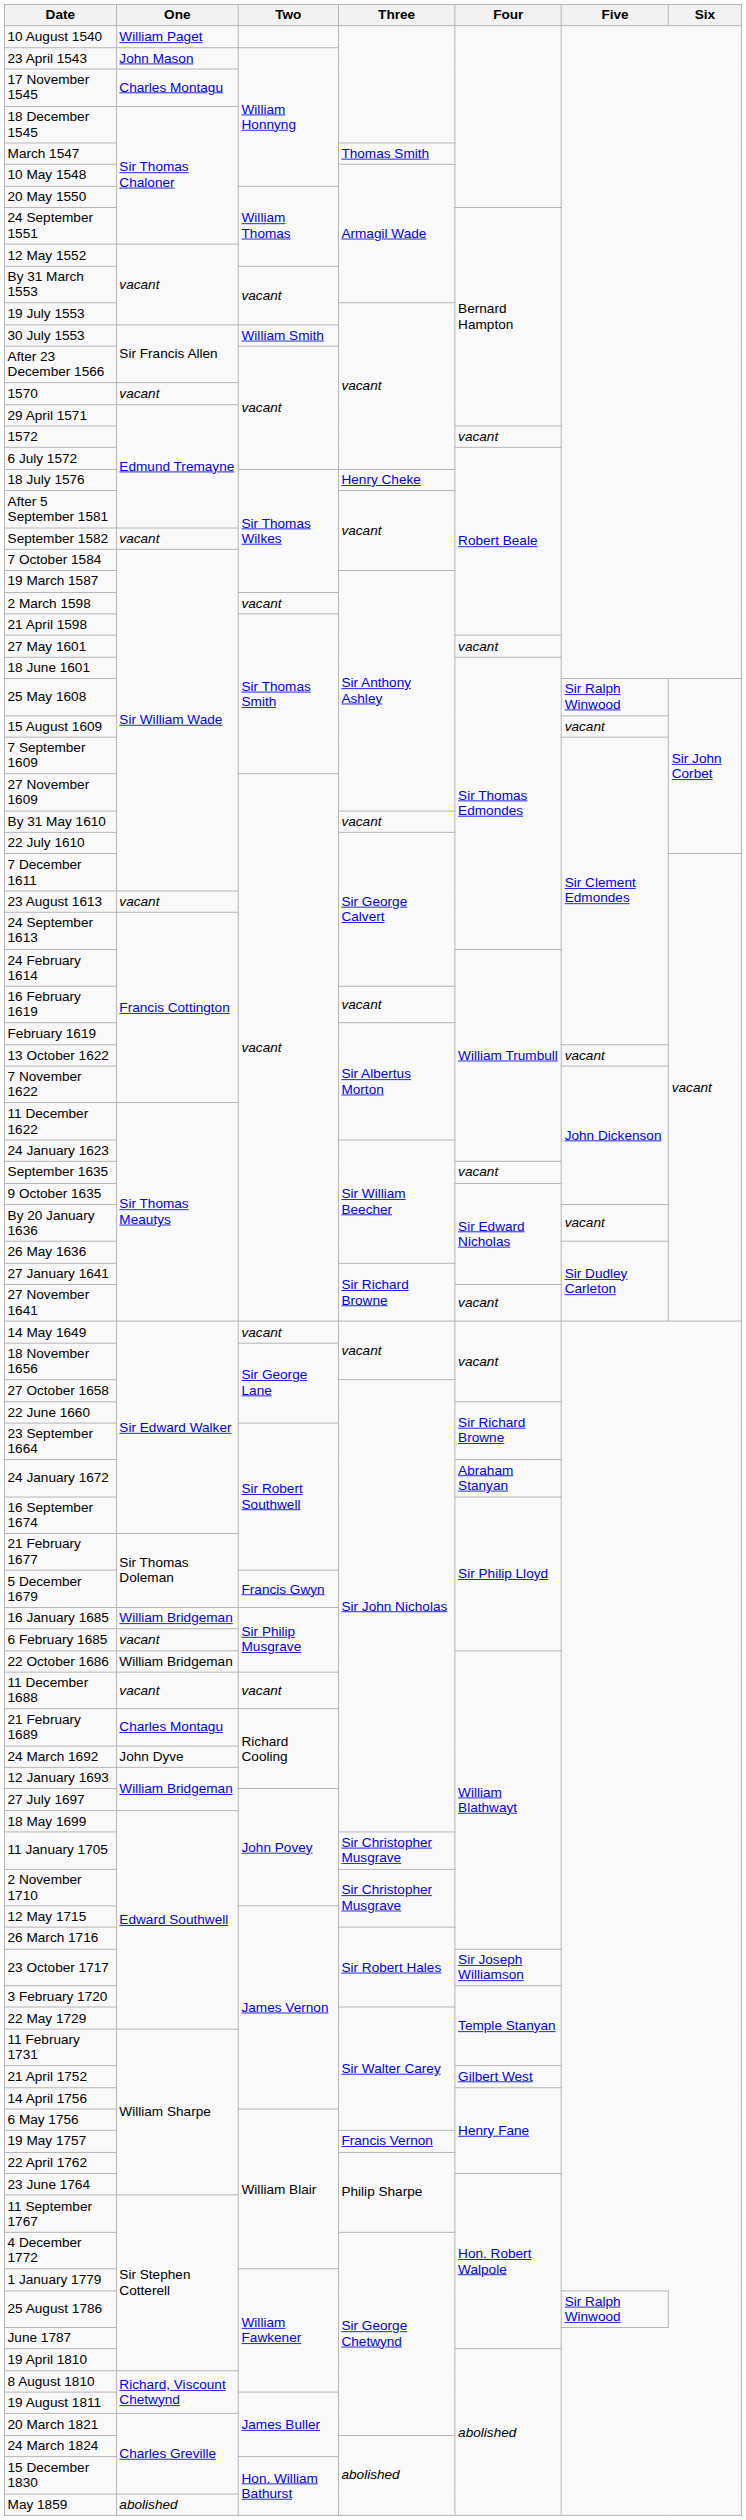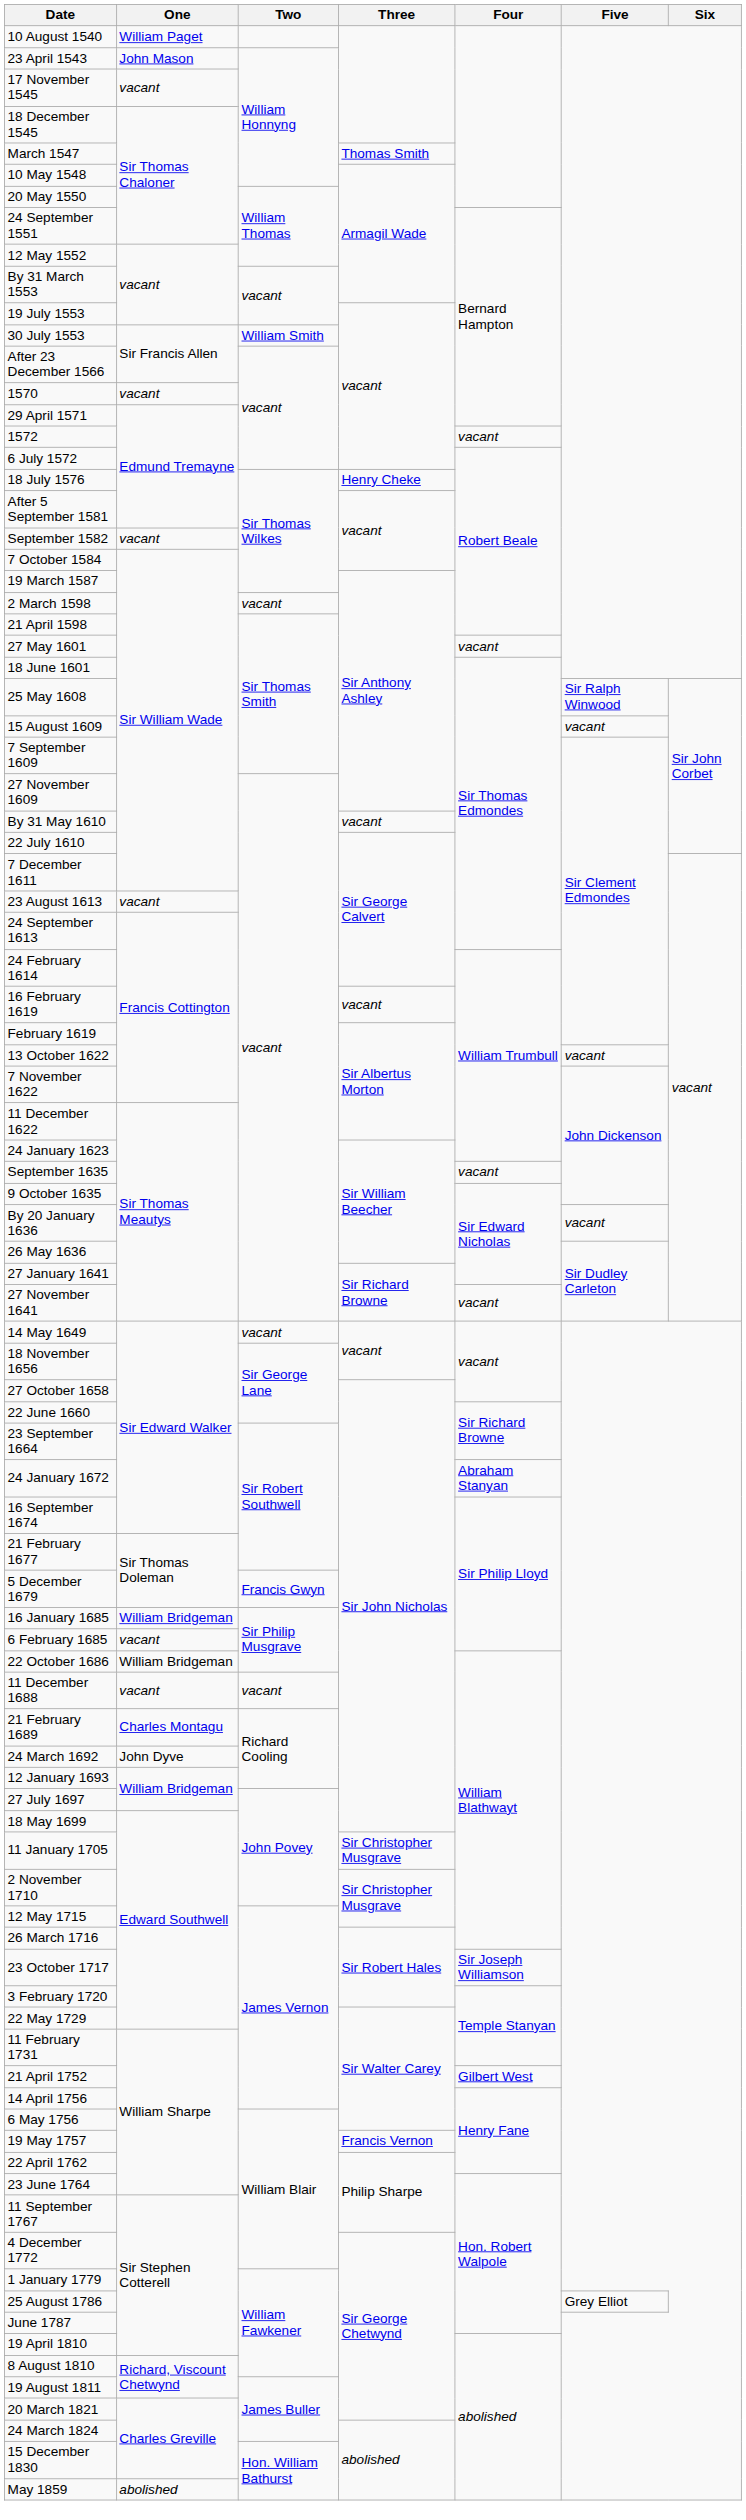(171, 87) Charles Montagu -> (139, 87) vacant
(593, 2309) Sir Ralph Winwood -> (596, 2301) Grey Elliot
